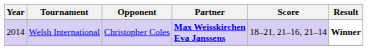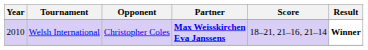(16, 32) 2014 -> (16, 32) 2010
